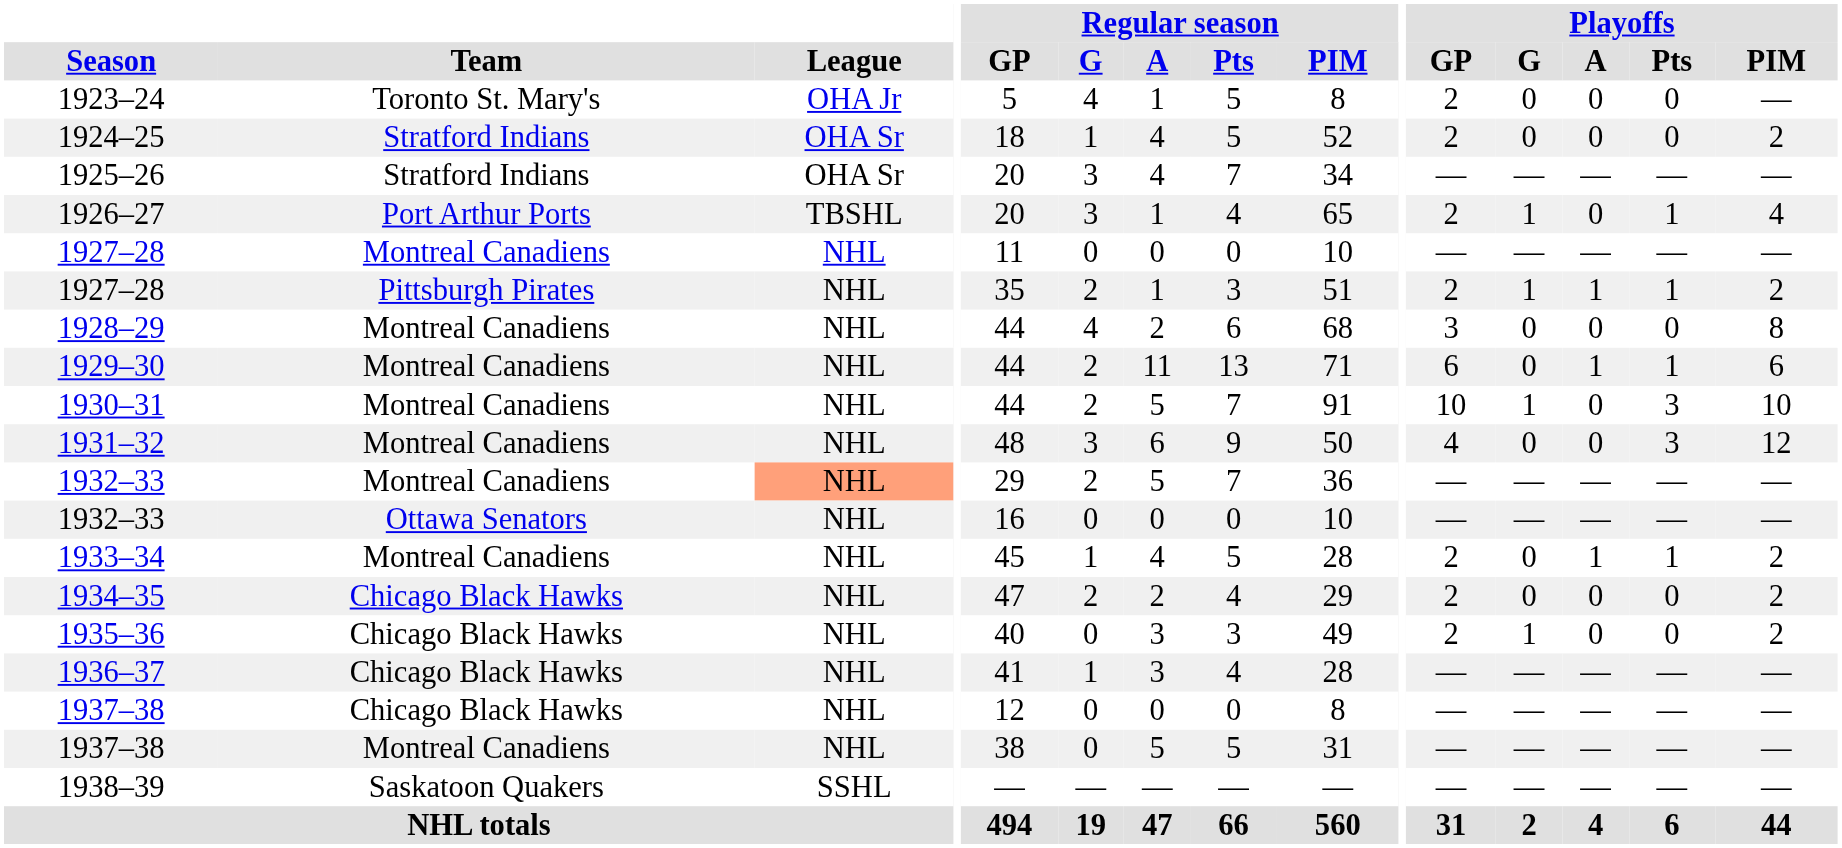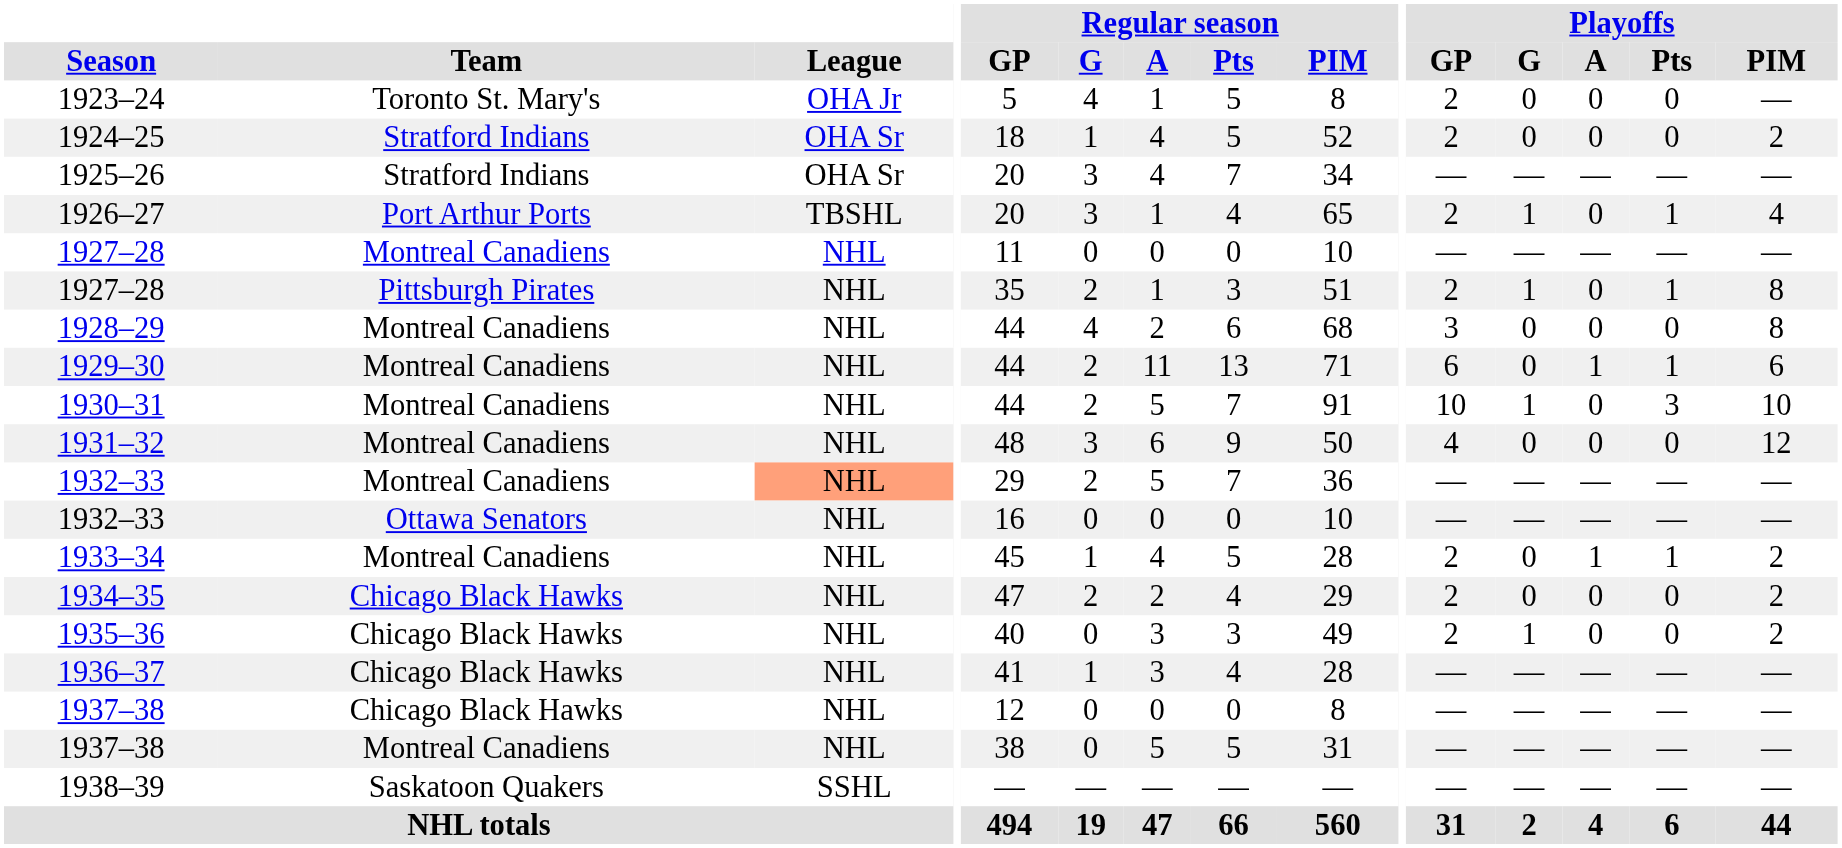(1596, 290) 1 -> (1596, 290) 0
(1776, 290) 2 -> (1776, 290) 8
(1672, 442) 3 -> (1672, 442) 0
